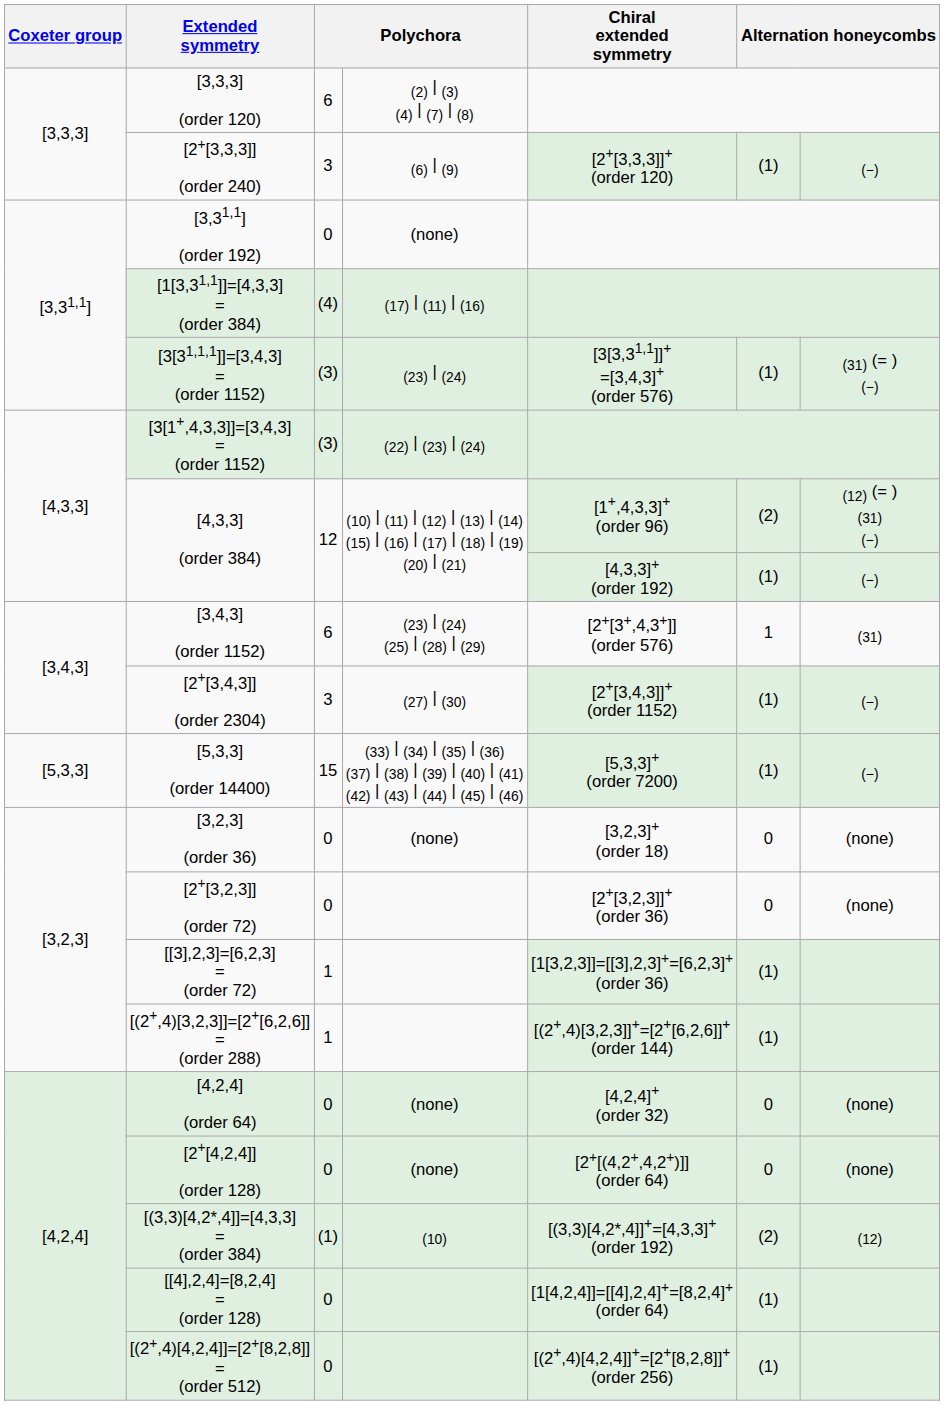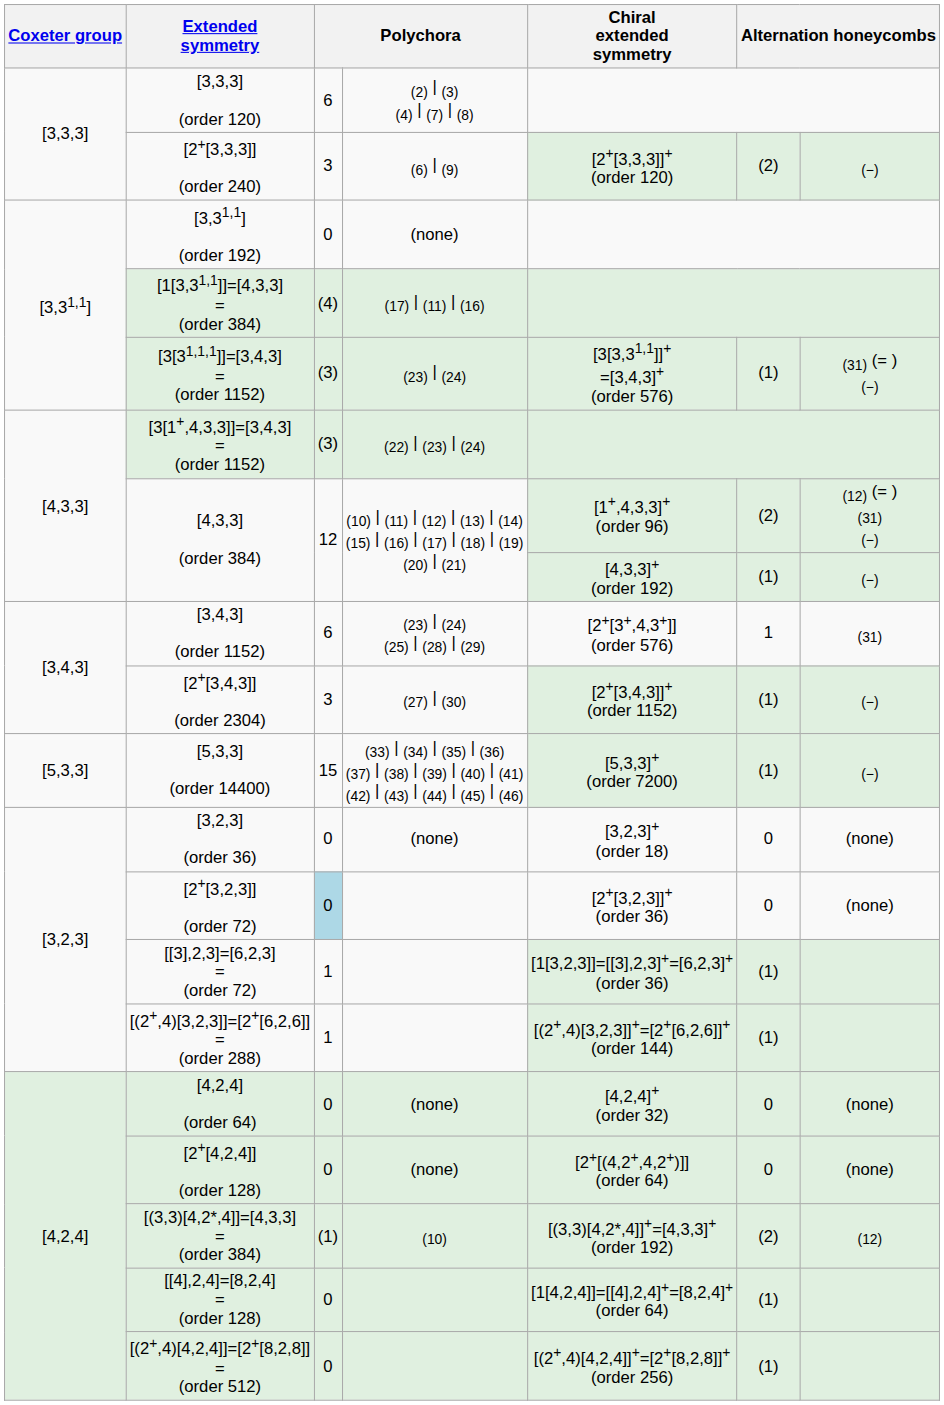(768, 166) (1) -> (768, 166) (2)
(328, 905) no background -> (328, 905) lightblue background
